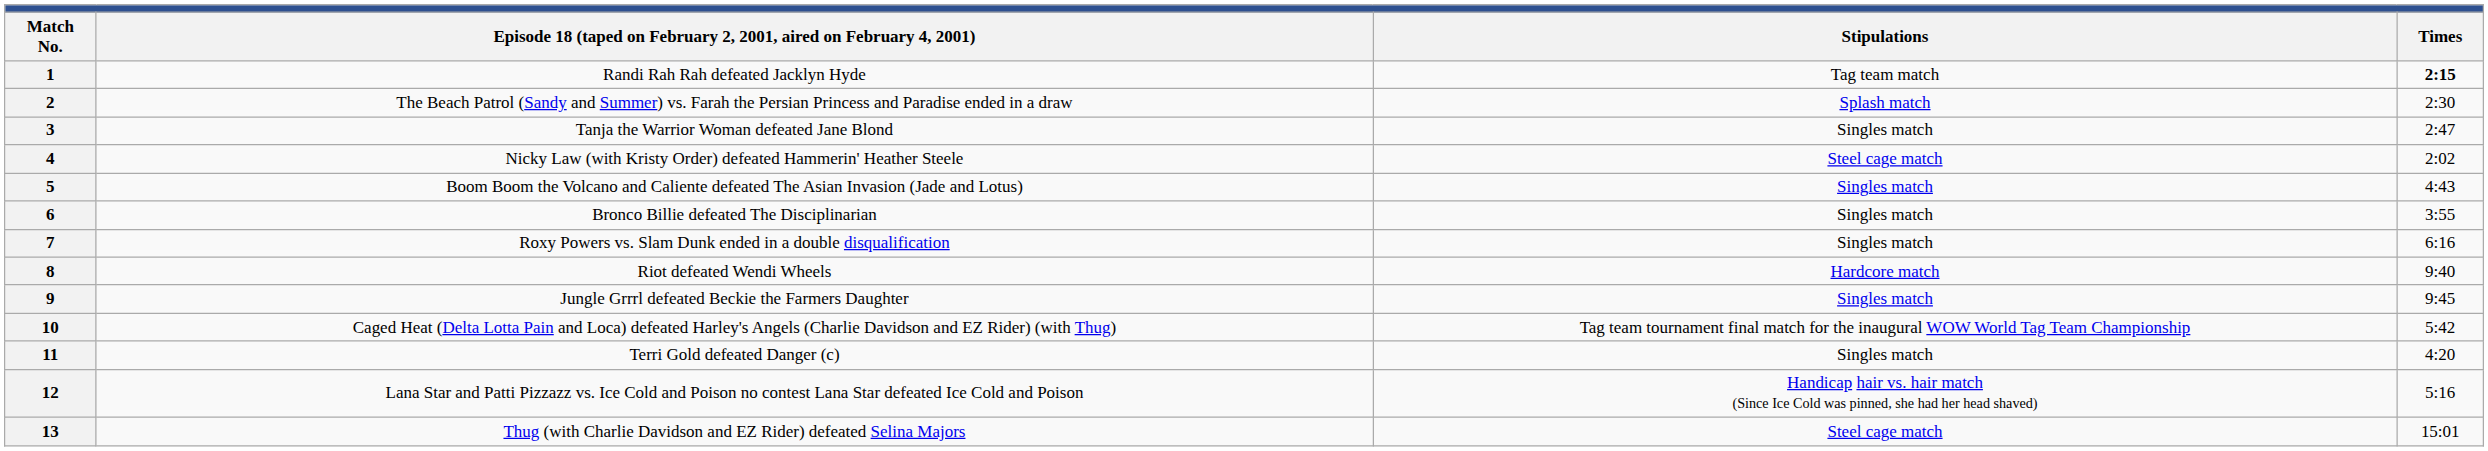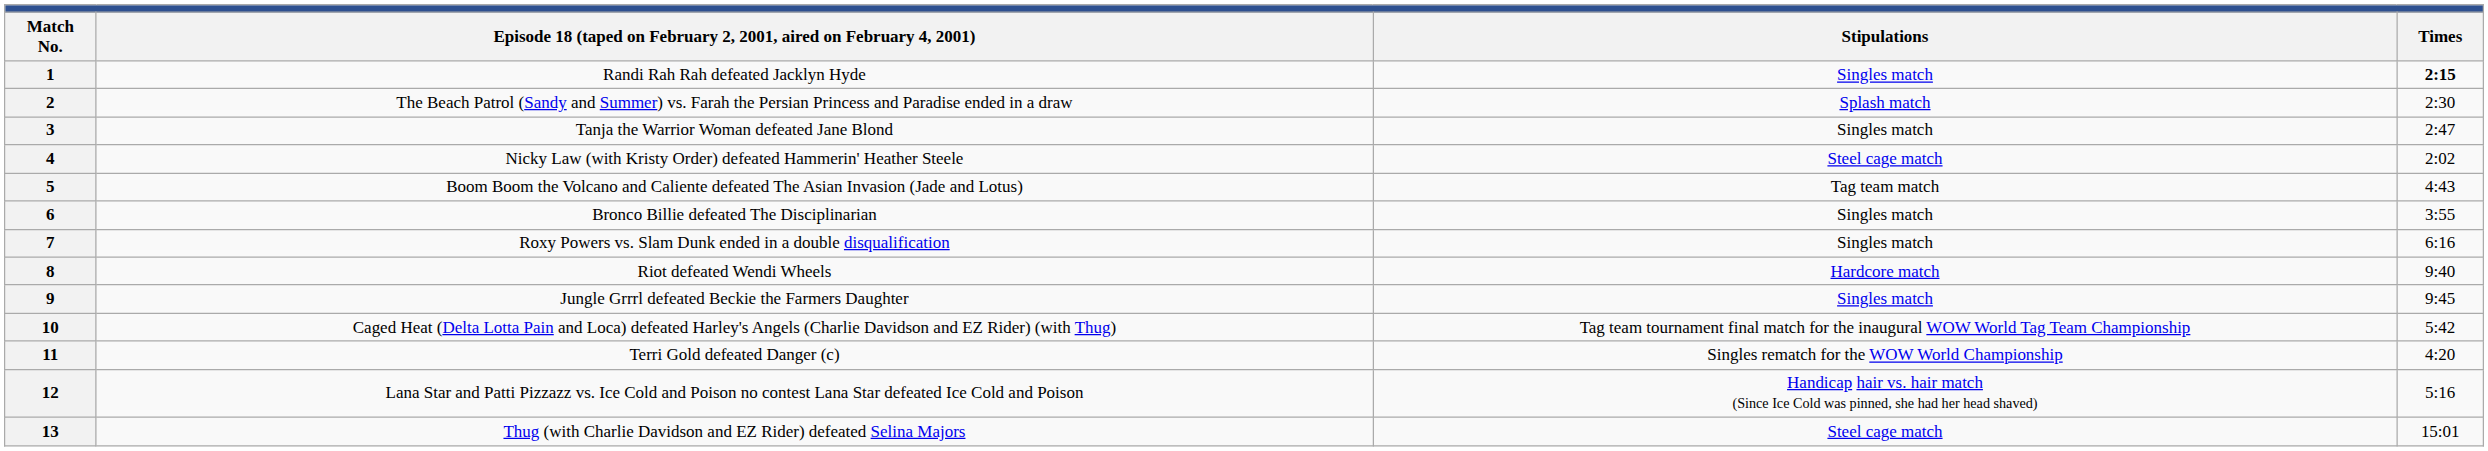(1885, 74) Tag team match -> (1885, 74) Singles match
(1885, 186) Singles match -> (1885, 186) Tag team match
(1885, 354) Singles match -> (1885, 354) Singles rematch for the WOW World Championship
